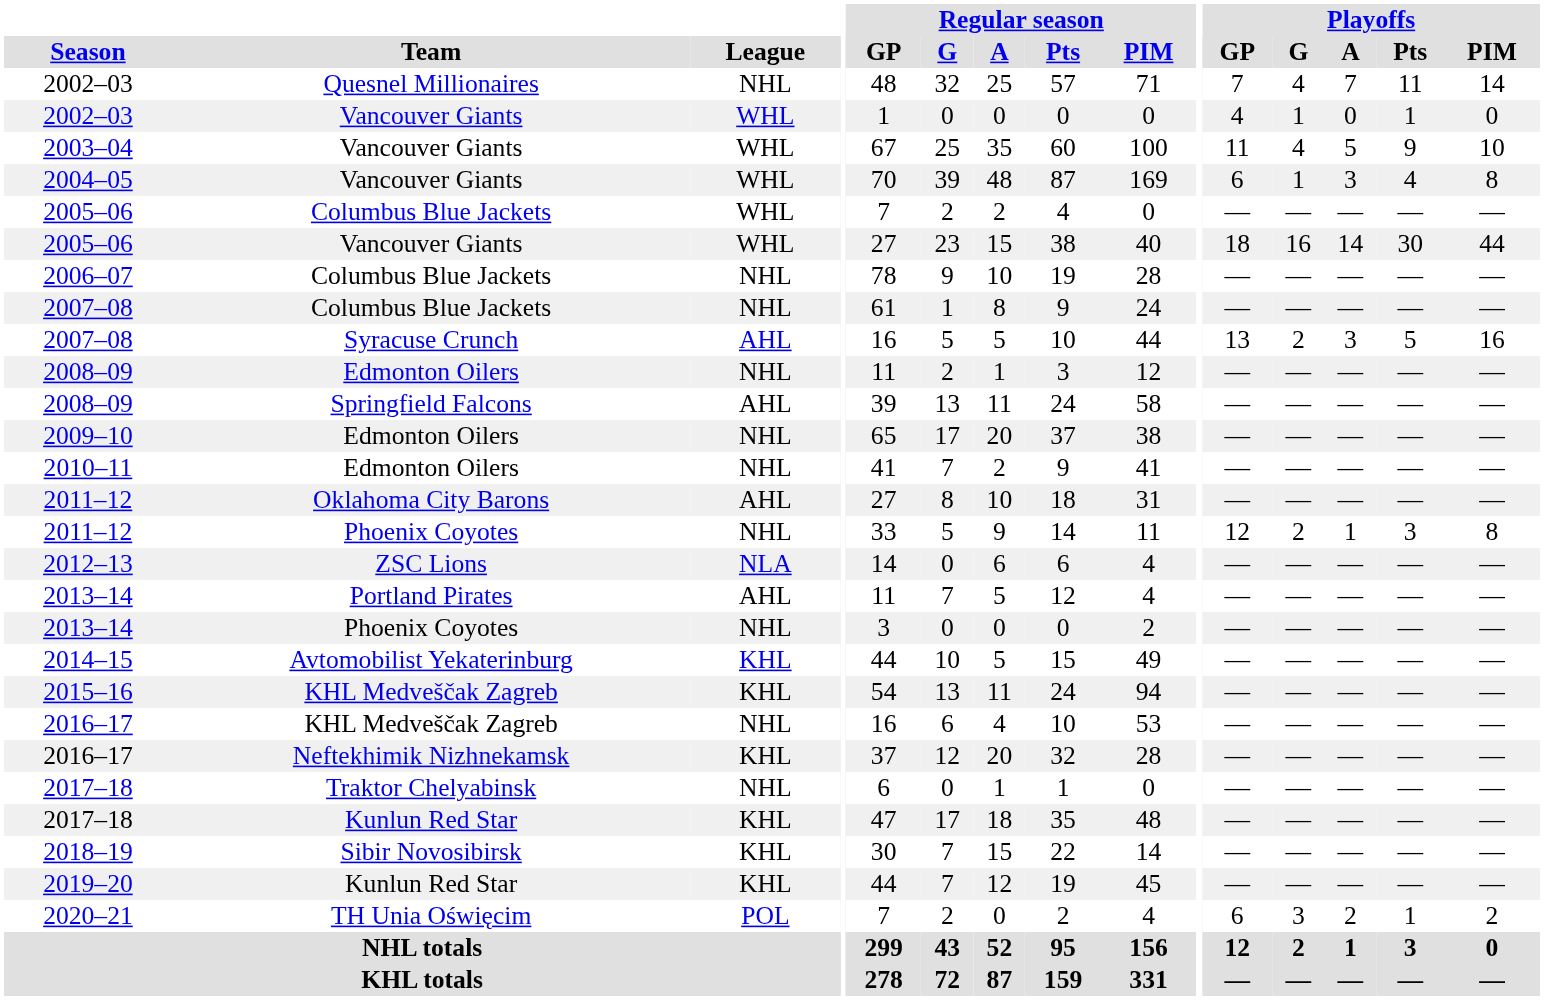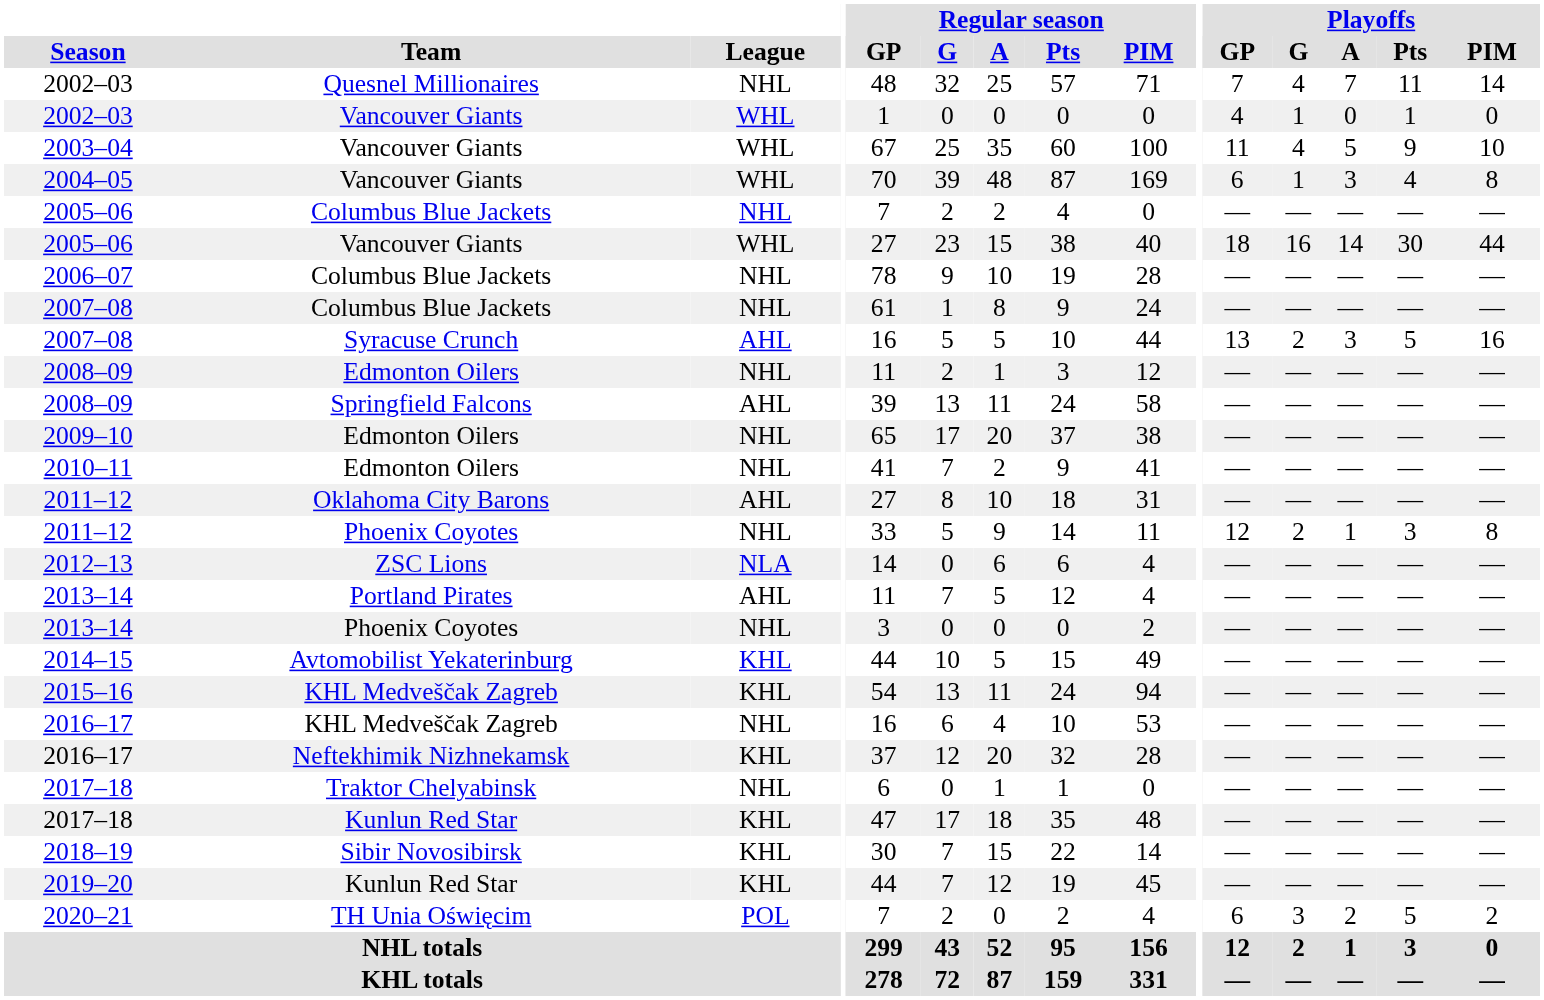(765, 211) WHL -> (765, 211) NHL
(1410, 915) 1 -> (1410, 915) 5
